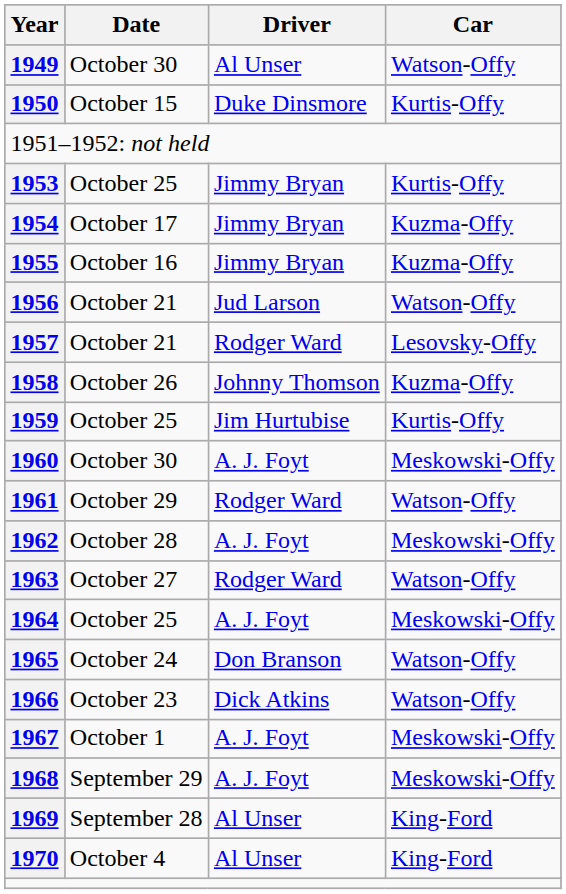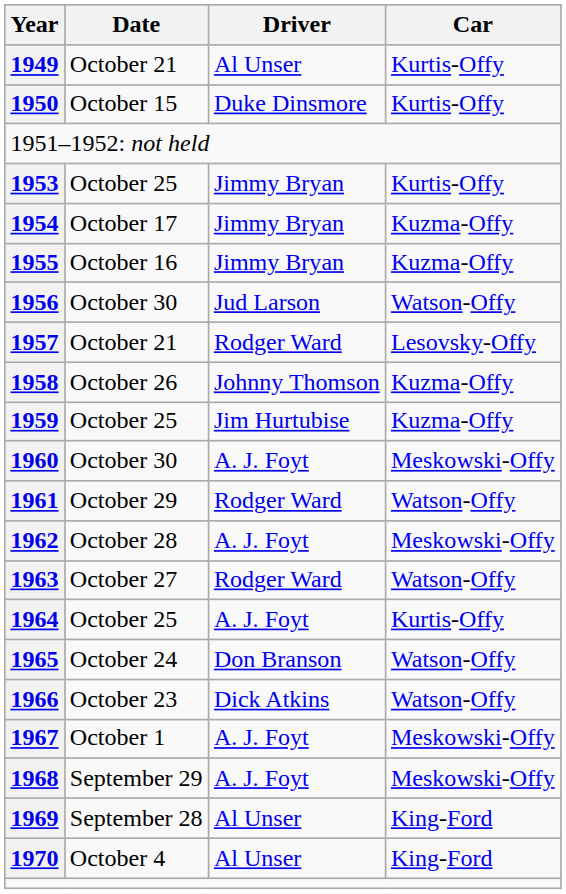(124, 64) October 30 -> (124, 64) October 21
(453, 64) Watson-Offy -> (448, 64) Kurtis-Offy
(124, 302) October 21 -> (124, 302) October 30
(448, 421) Kurtis-Offy -> (452, 421) Kuzma-Offy
(473, 619) Meskowski-Offy -> (448, 619) Kurtis-Offy
